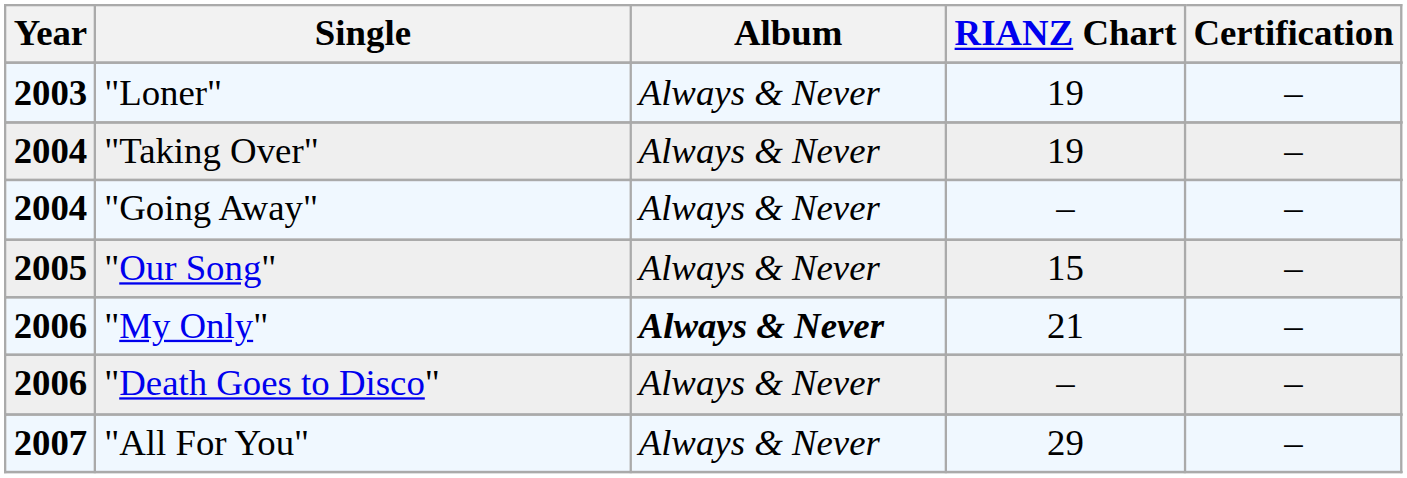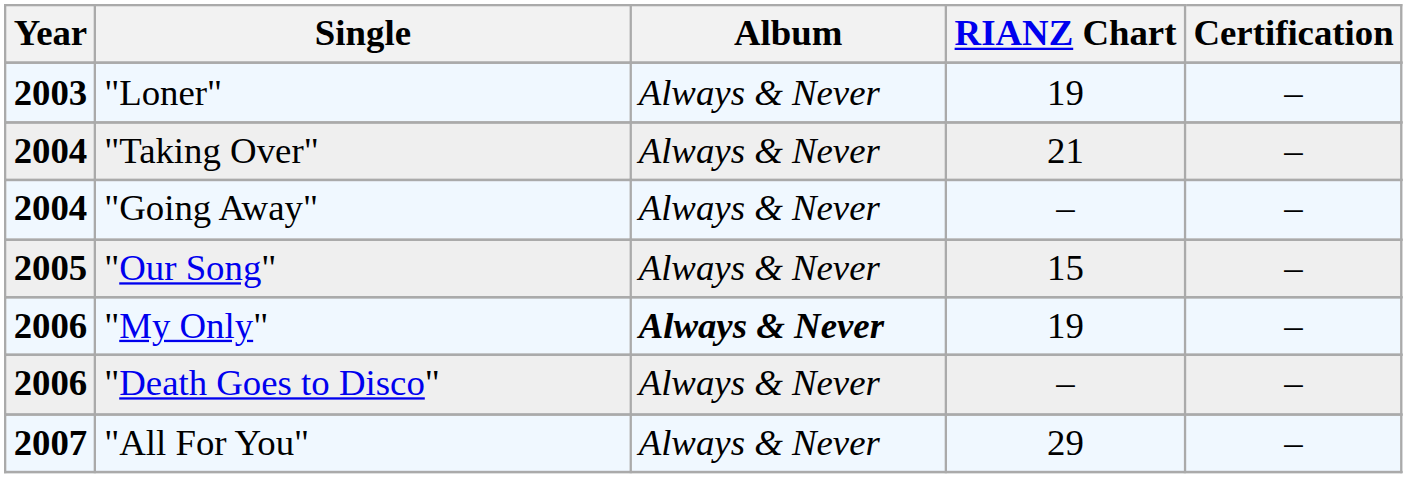(1066, 150) 19 -> (1066, 150) 21
(1066, 325) 21 -> (1066, 325) 19
